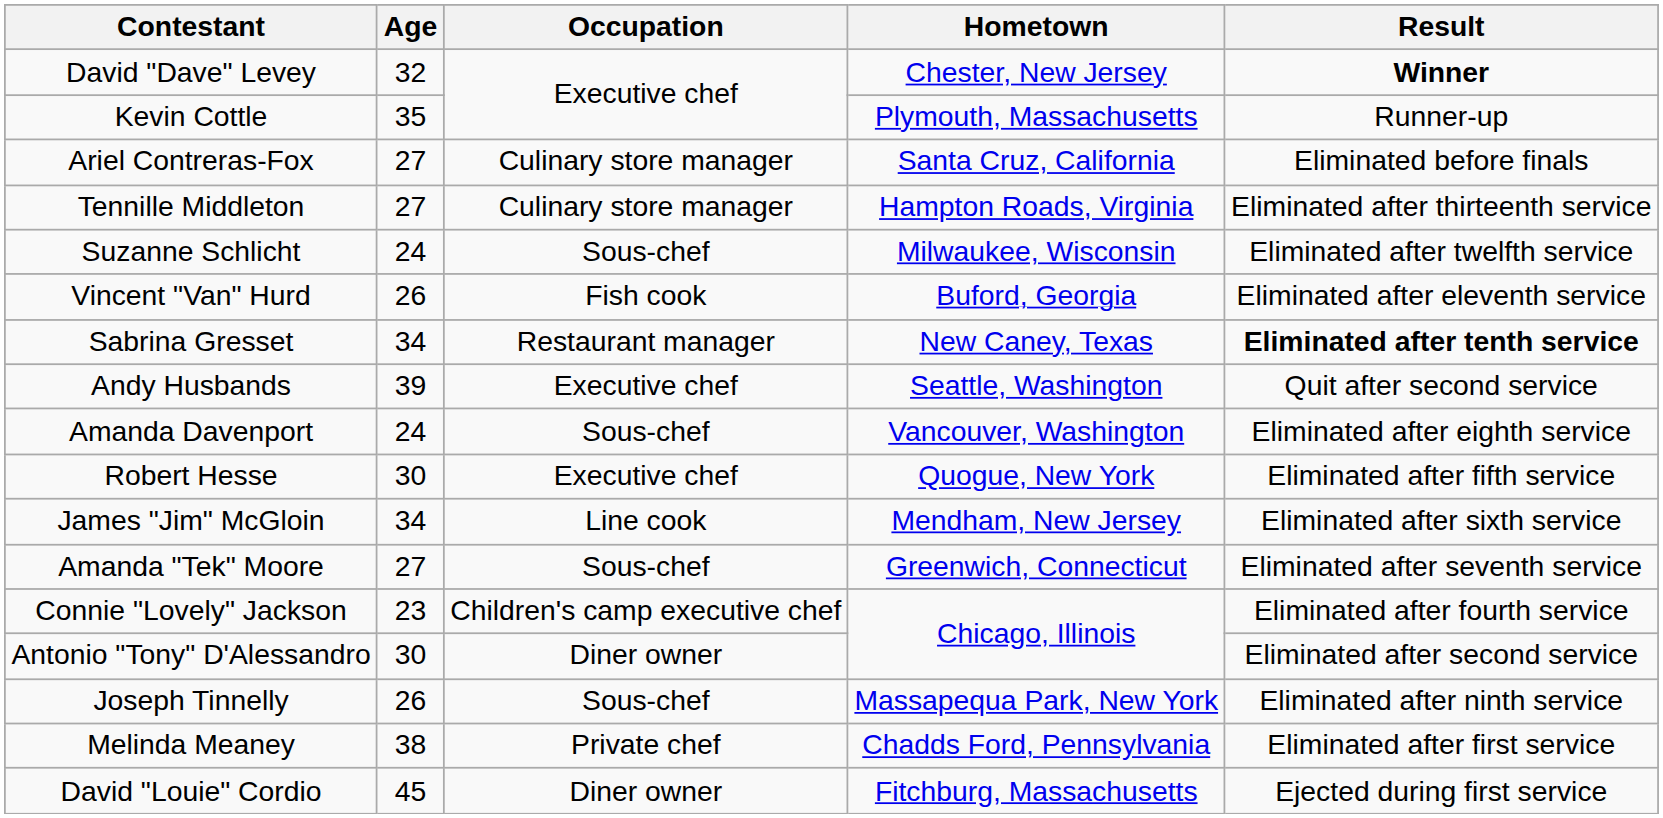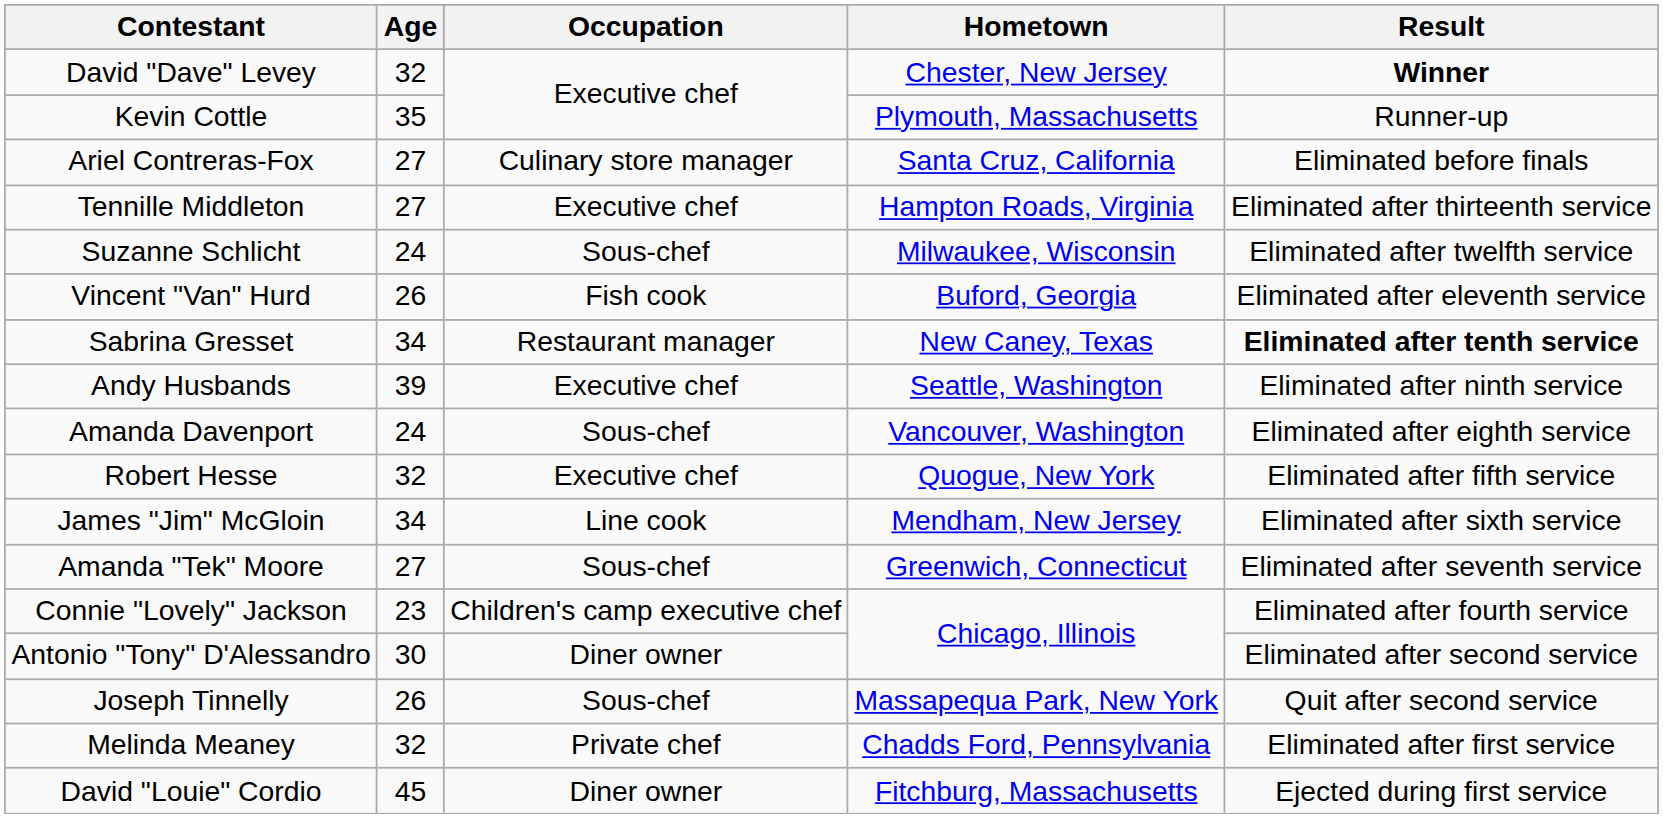(646, 206) Culinary store manager -> (646, 206) Executive chef
(1441, 386) Quit after second service -> (1441, 386) Eliminated after ninth service
(410, 476) 30 -> (410, 476) 32
(1441, 700) Eliminated after ninth service -> (1441, 700) Quit after second service
(410, 745) 38 -> (410, 745) 32
